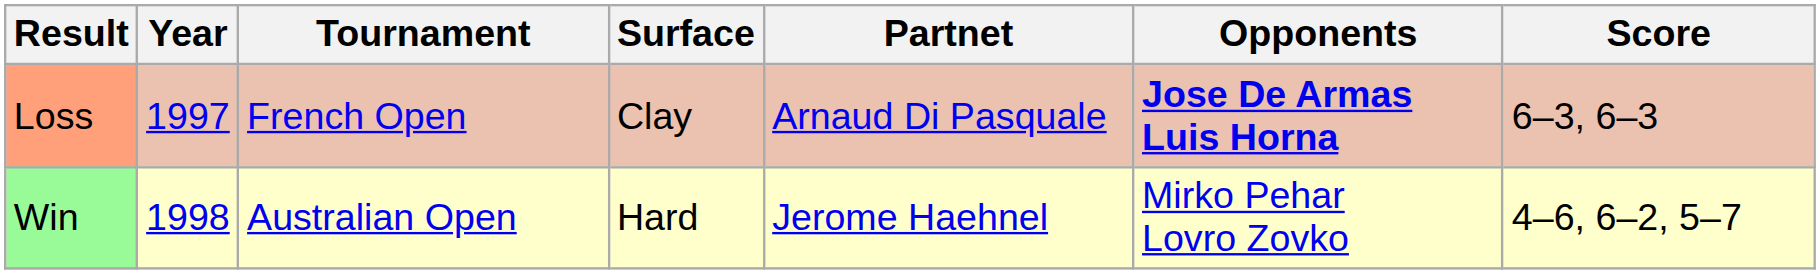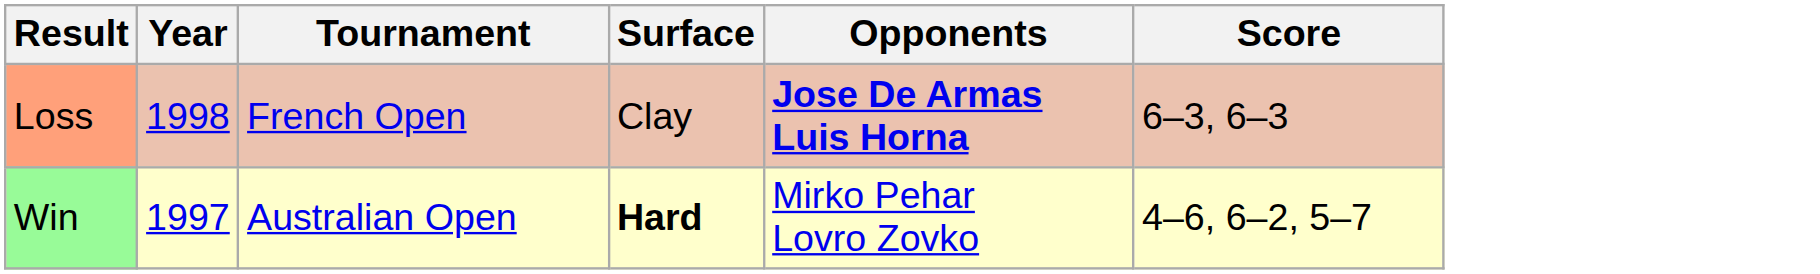- column: (948, 34)
(188, 115) 1997 -> (188, 115) 1998
(188, 217) 1998 -> (188, 217) 1997
(658, 217) normal -> (660, 217) bold
